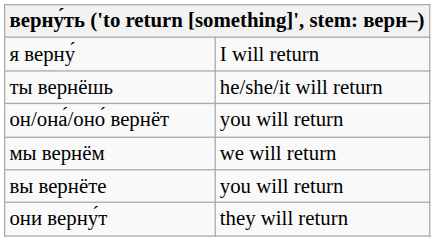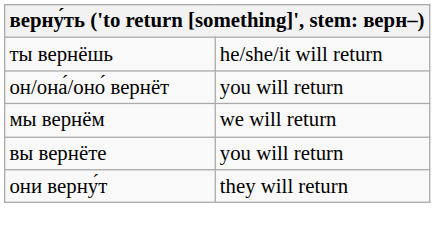- row: (42, 53)
